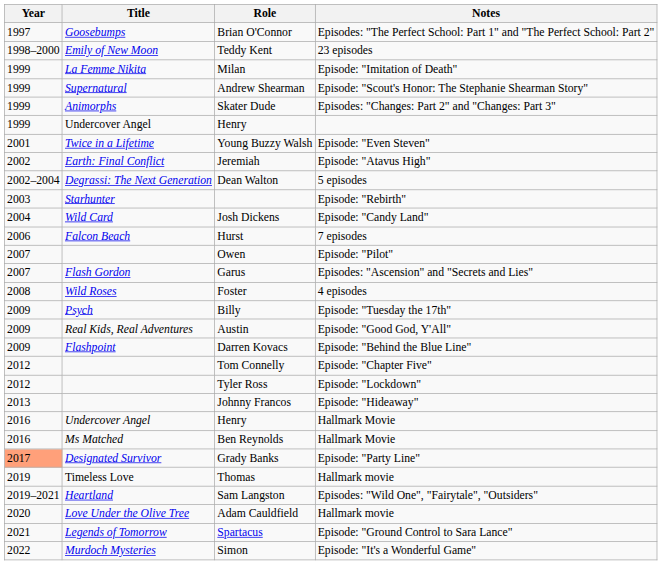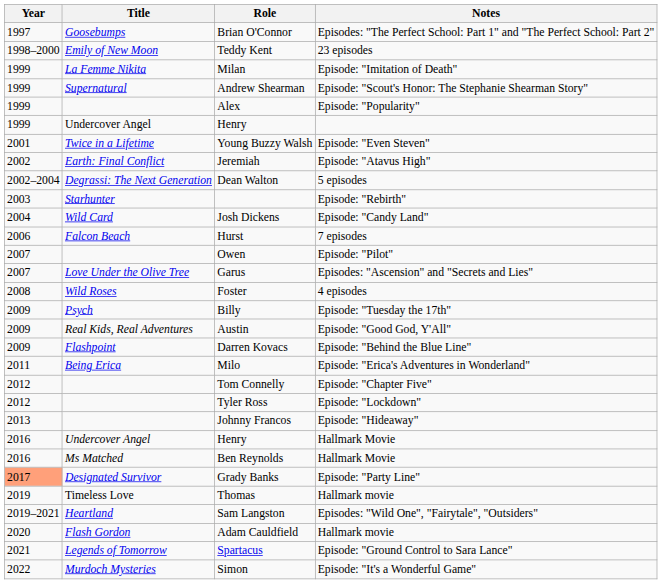+ row: (229, 106)
- row: (246, 106)
(98, 273) Flash Gordon -> (127, 273) Love Under the Olive Tree
+ row: (229, 365)
(127, 513) Love Under the Olive Tree -> (98, 532) Flash Gordon
